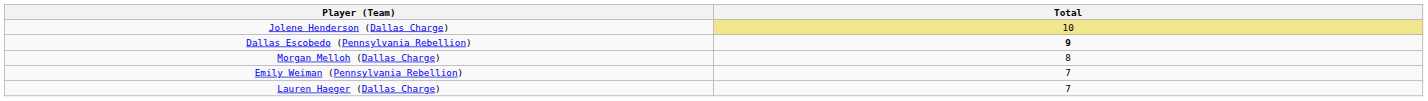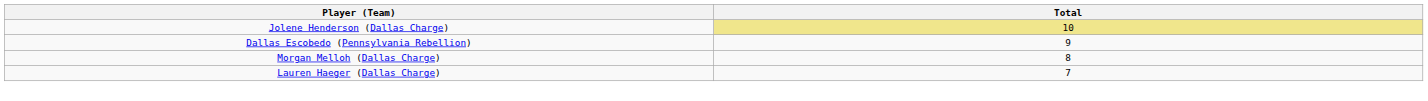(1068, 42) bold -> (1068, 42) normal
- row: (359, 73)
